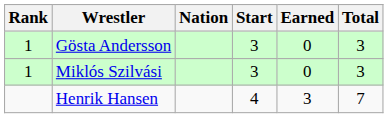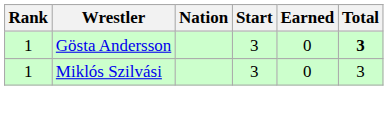(361, 44) normal -> (361, 44) bold
- row: (107, 98)
